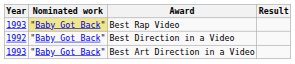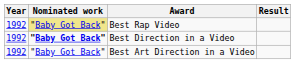(16, 25) 1993 -> (16, 25) 1992
(68, 38) normal -> (68, 38) bold
(16, 52) 1993 -> (16, 52) 1992
